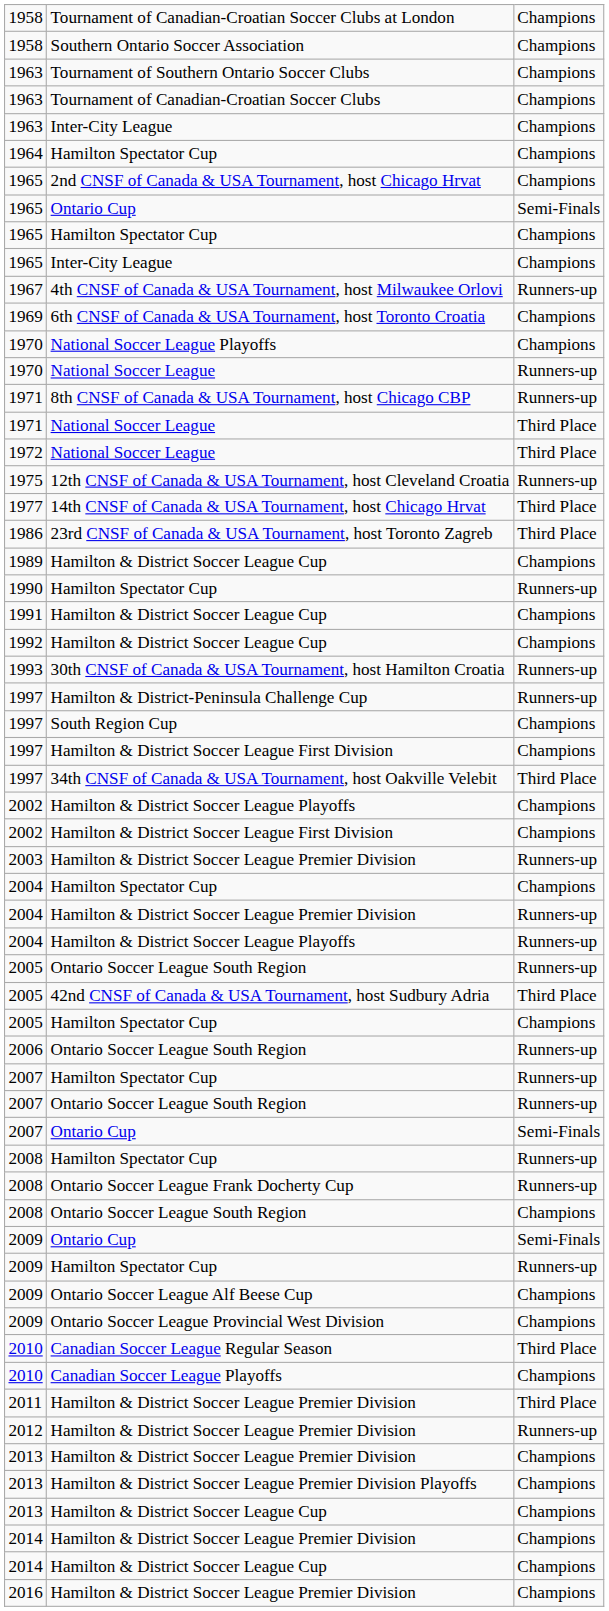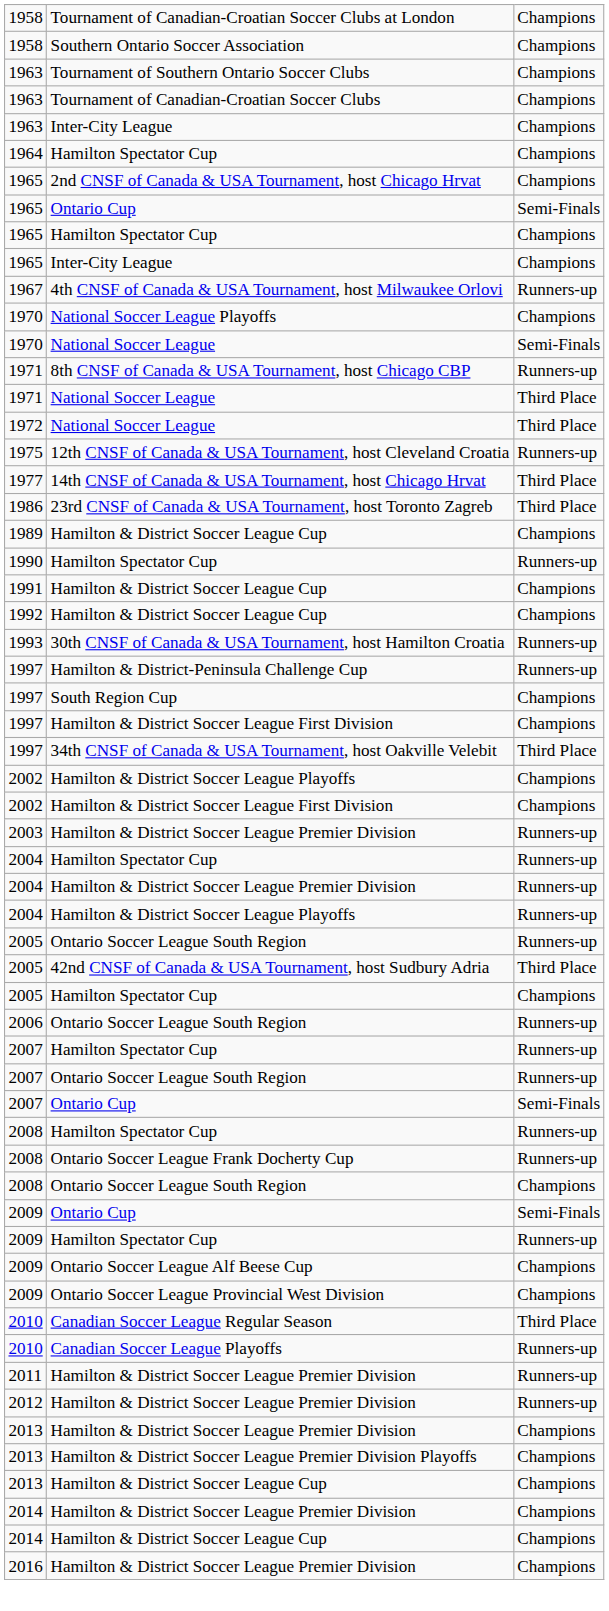- row: (26, 316)
(557, 371) Runners-up -> (559, 343) Semi-Finals
(556, 886) Champions -> (557, 859) Runners-up
(556, 1375) Champions -> (557, 1348) Runners-up
(557, 1402) Third Place -> (557, 1375) Runners-up
